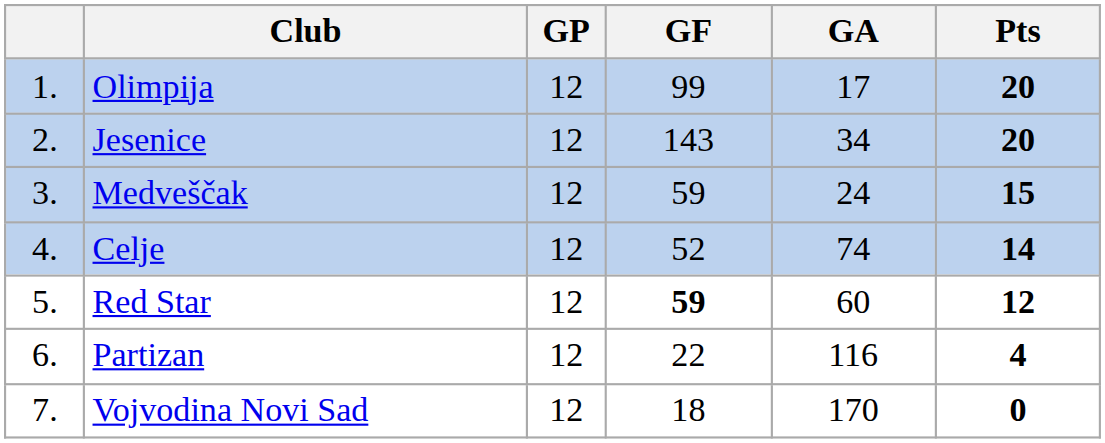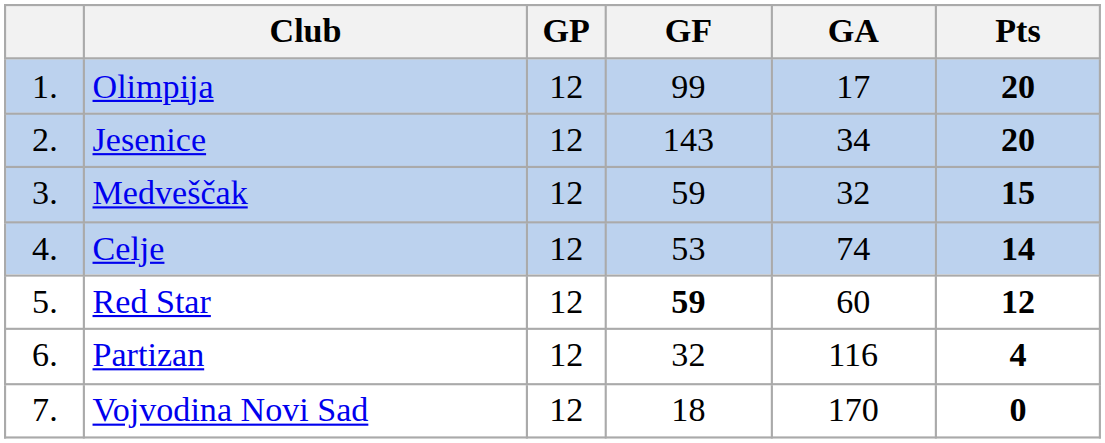(853, 193) 24 -> (853, 193) 32
(688, 247) 52 -> (688, 247) 53
(688, 355) 22 -> (688, 355) 32
